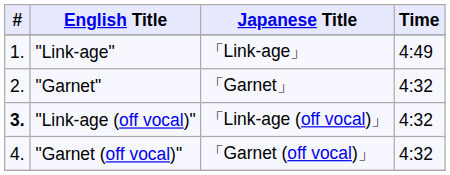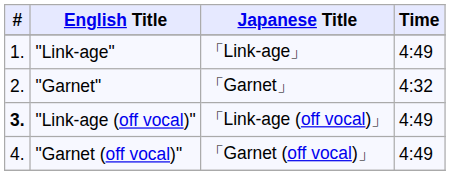(416, 120) 4:32 -> (416, 120) 4:49
(416, 154) 4:32 -> (416, 154) 4:49
